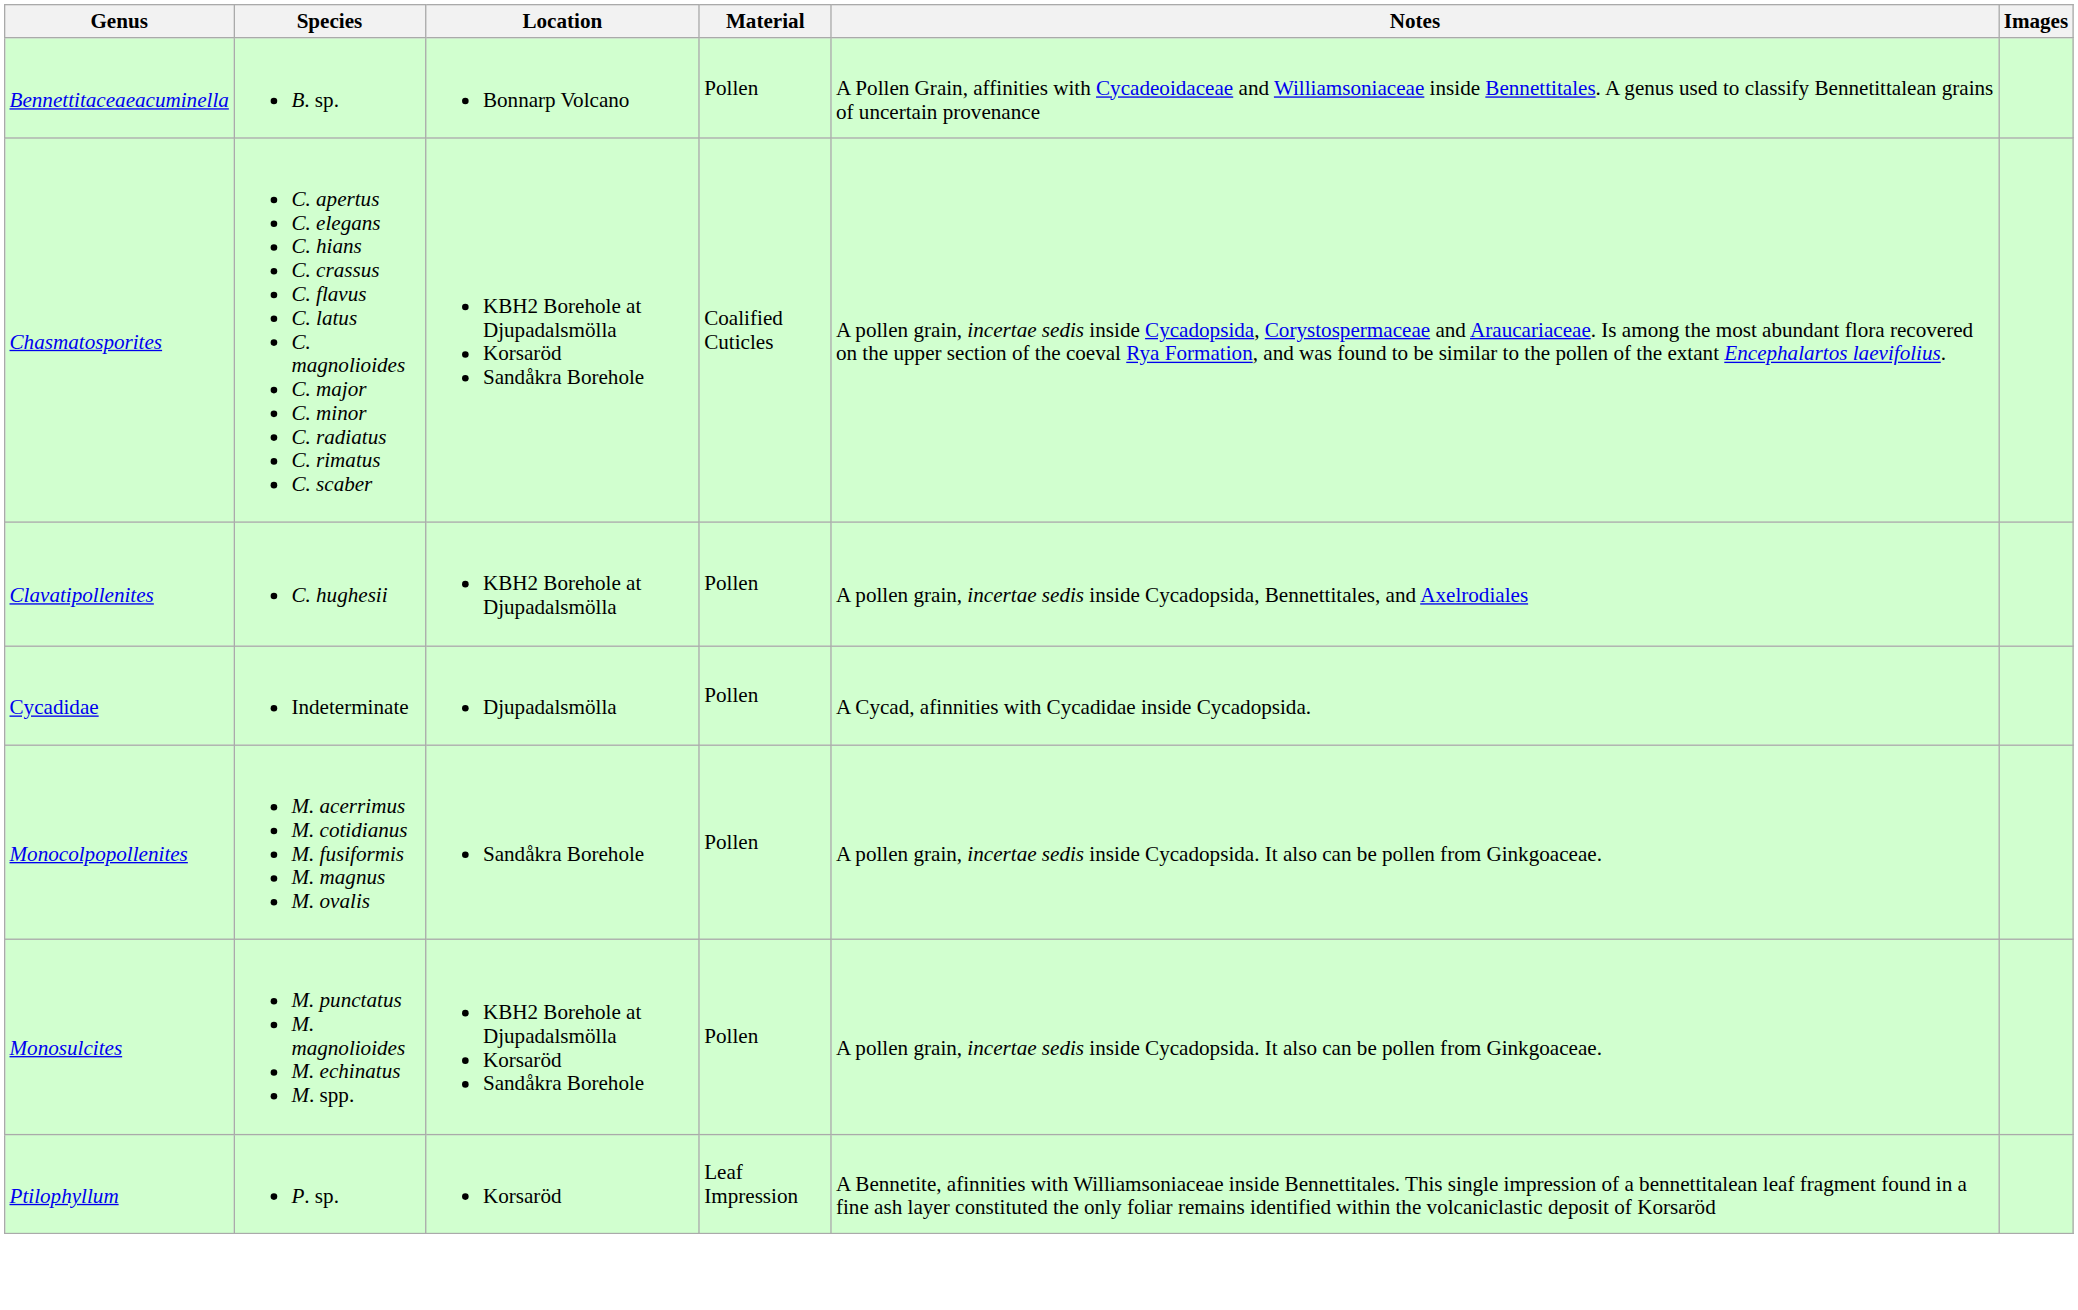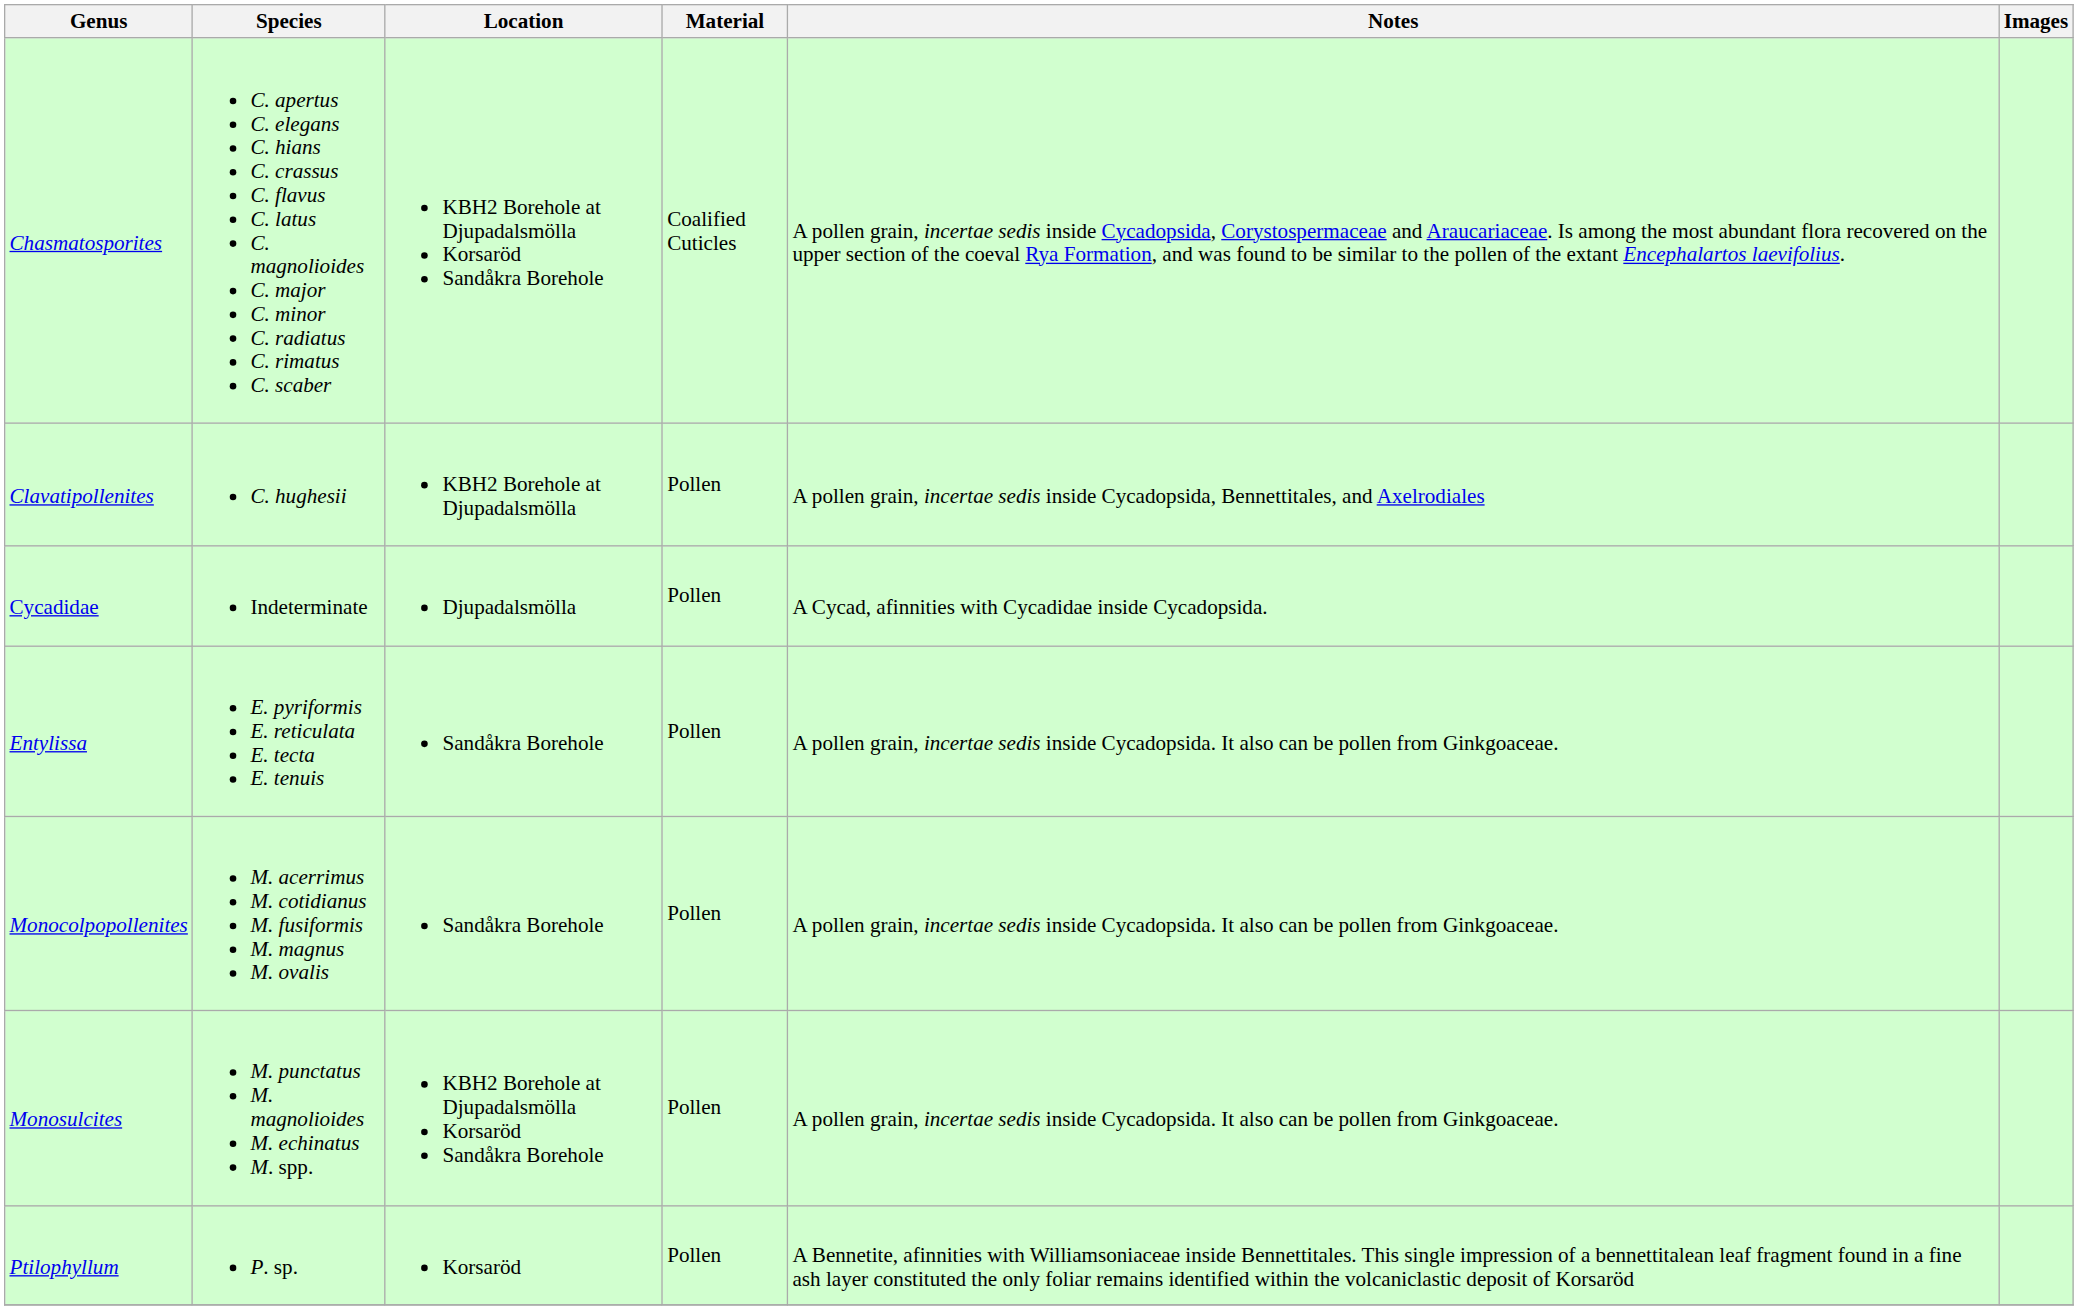- row: (119, 99)
+ row: (48, 742)
(751, 1183) Leaf Impression -> (694, 1254) Pollen
